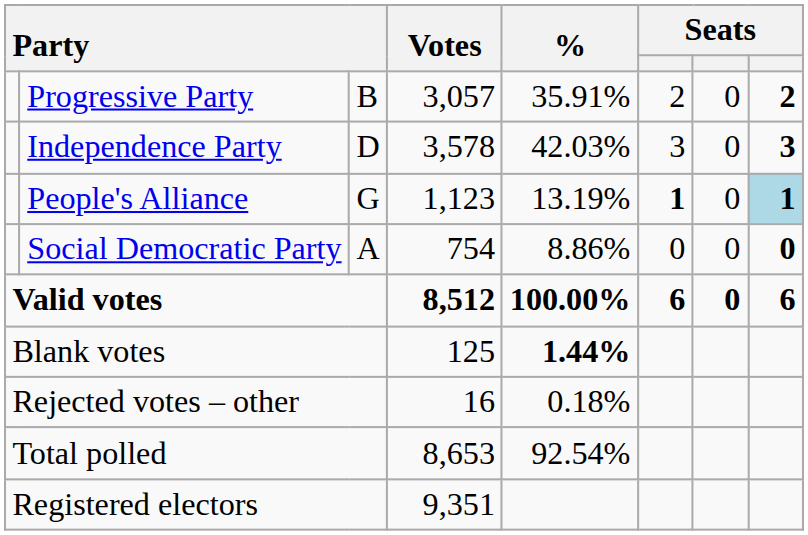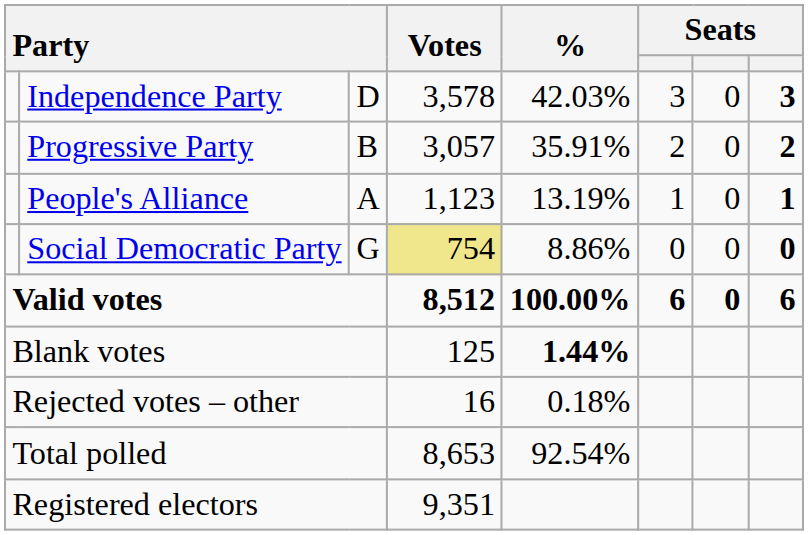rows swapped: (154, 146) <-> (140, 95)
(368, 197) G -> (368, 197) A
(677, 197) bold -> (677, 197) normal
(787, 197) lightblue background -> (787, 197) no background
(368, 248) A -> (368, 248) G
(471, 248) no background -> (471, 248) khaki background
